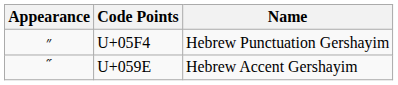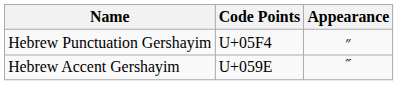columns swapped: (49, 17) <-> (288, 17)
